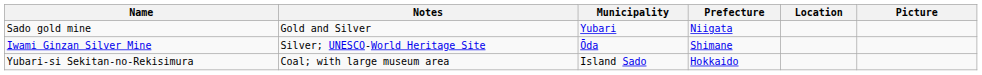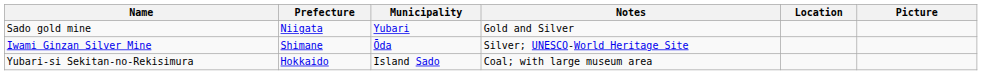columns swapped: (734, 13) <-> (428, 13)
